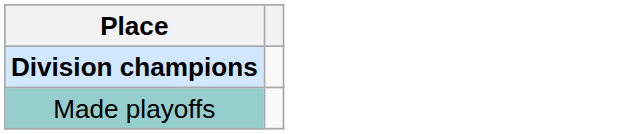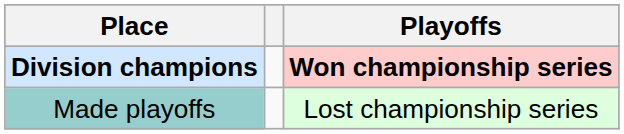+ column: (451, 26)
